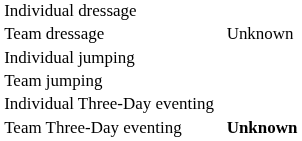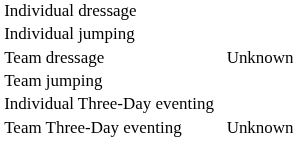rows swapped: (54, 34) <-> (69, 57)
(262, 127) bold -> (260, 127) normal
